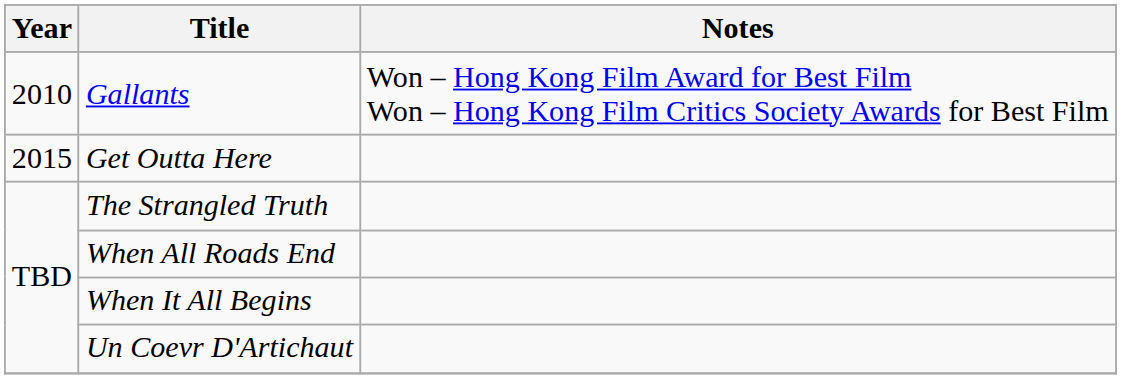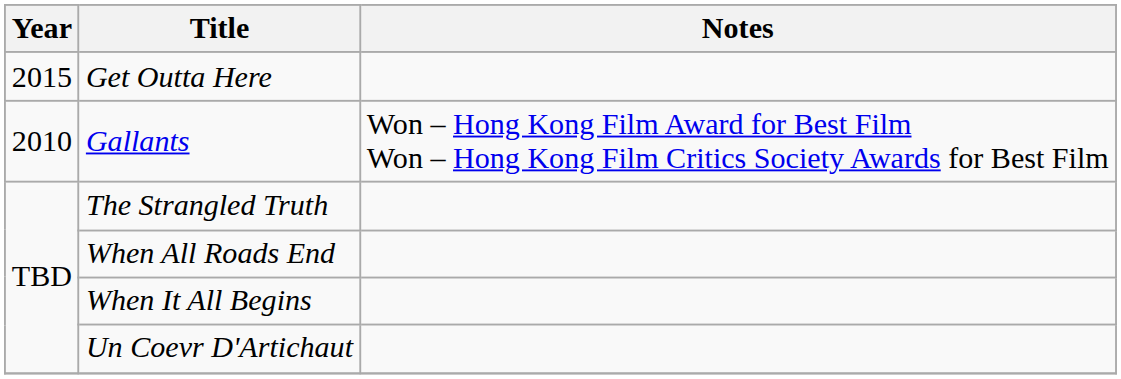rows swapped: (138, 92) <-> (179, 157)
